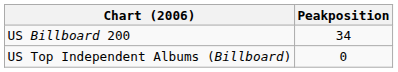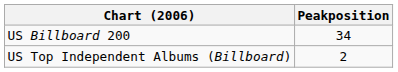(343, 56) 0 -> (343, 56) 2
